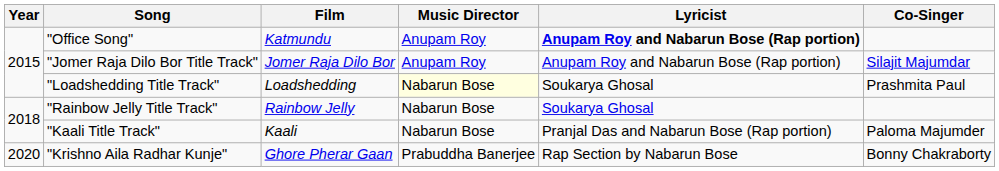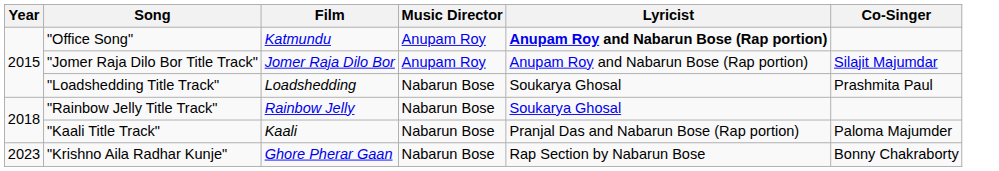(448, 85) lightyellow background -> (448, 85) no background
(24, 154) 2020 -> (24, 154) 2023
(468, 154) Prabuddha Banerjee -> (448, 154) Nabarun Bose
